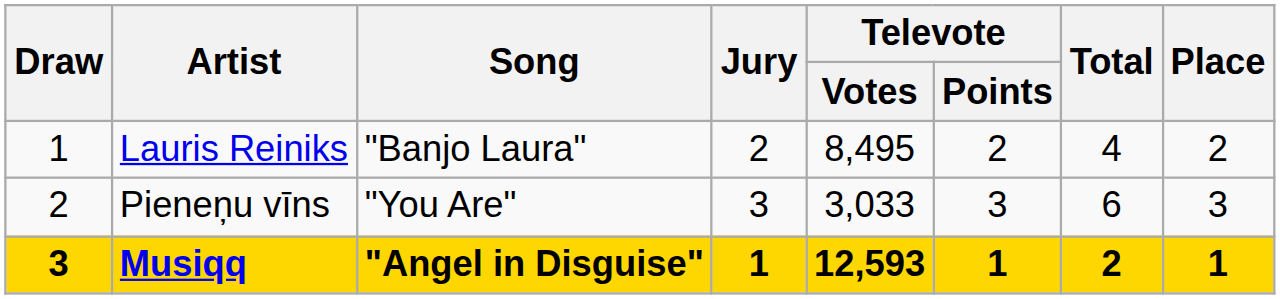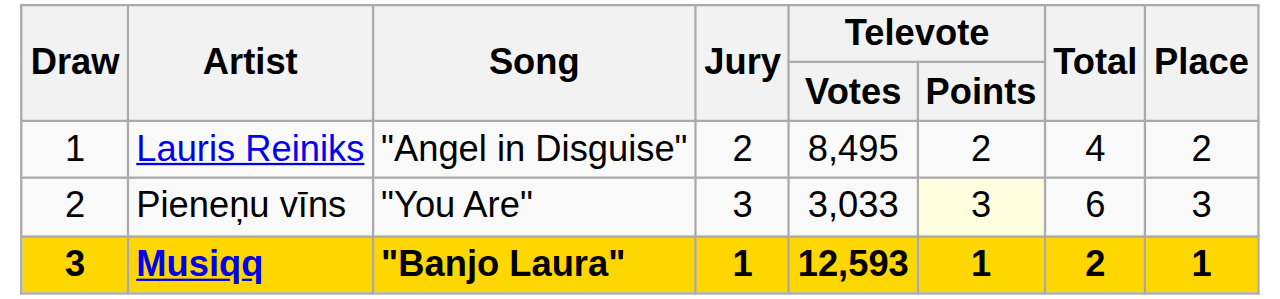(476, 148) "Banjo Laura" -> (534, 148) "Angel in Disguise"
(997, 206) no background -> (981, 206) lightyellow background
(534, 263) "Angel in Disguise" -> (503, 263) "Banjo Laura"
